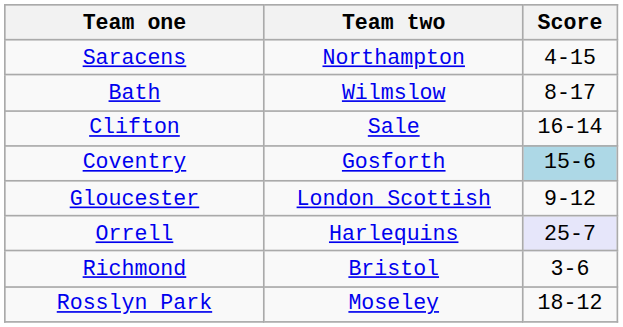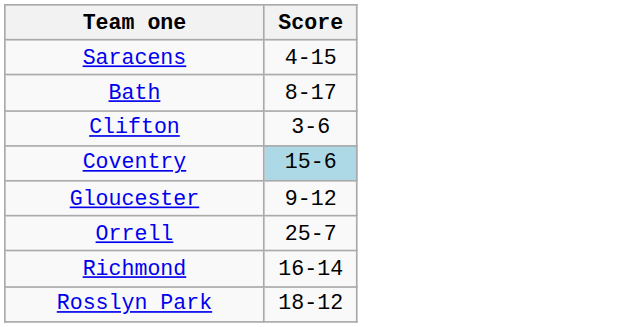- column: (394, 22)
(570, 128) 16-14 -> (311, 128) 3-6
(570, 233) lavender background -> (311, 233) no background
(570, 269) 3-6 -> (311, 269) 16-14
